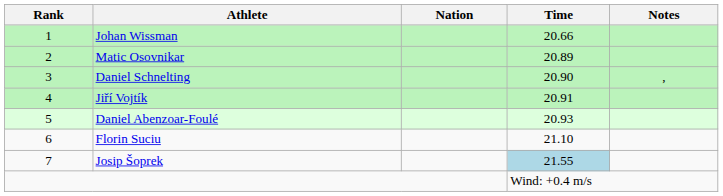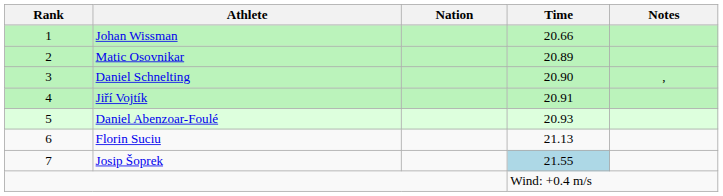(559, 139) 21.10 -> (559, 139) 21.13
